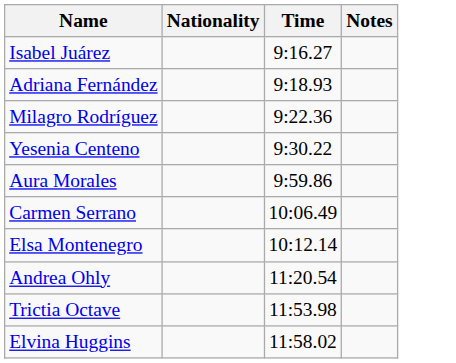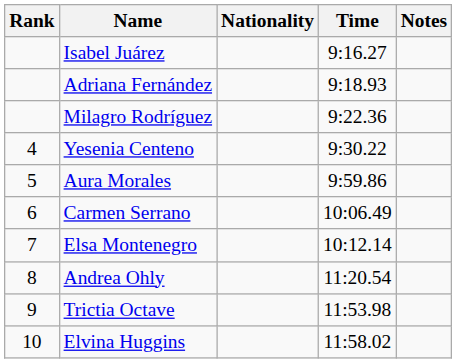+ column: (32, 20)
